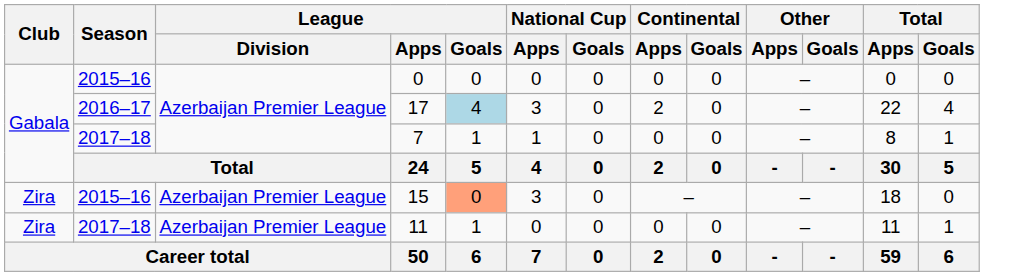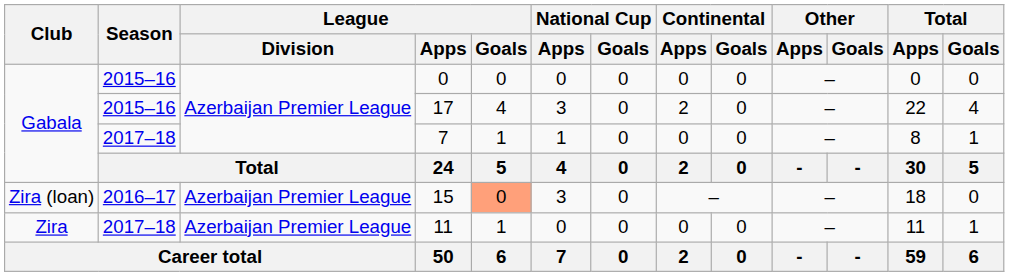(114, 108) 2016–17 -> (139, 108) 2015–16
(476, 108) lightblue background -> (501, 108) no background
(39, 197) Zira -> (52, 197) Zira (loan)
(114, 197) 2015–16 -> (139, 197) 2016–17
